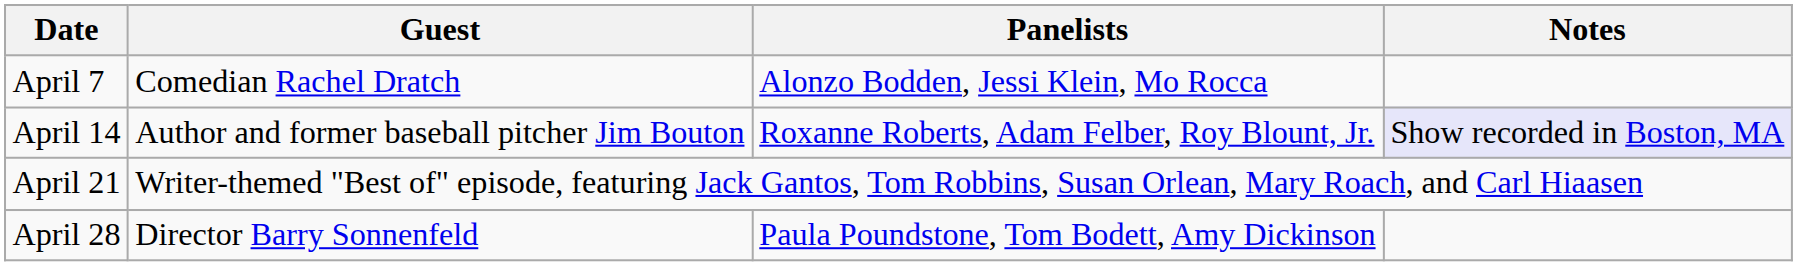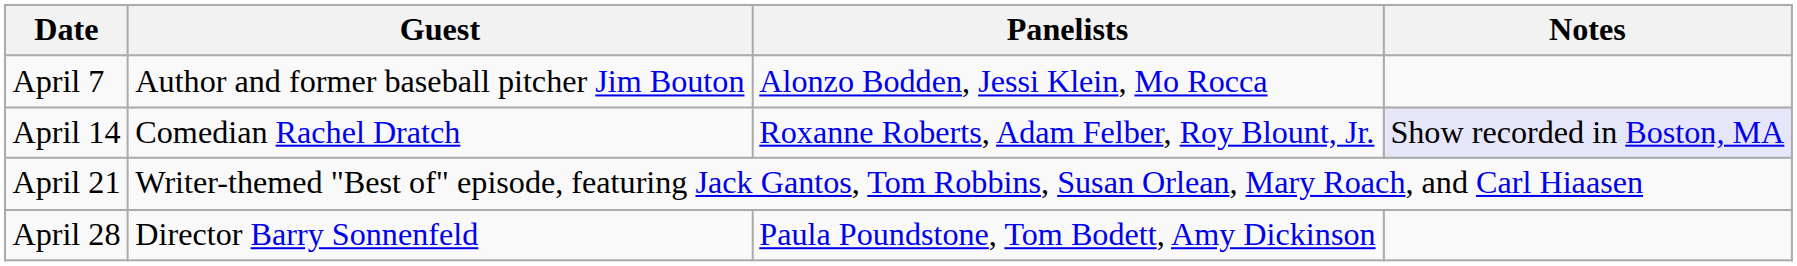(298, 81) Comedian Rachel Dratch -> (440, 81) Author and former baseball pitcher Jim Bouton
(440, 132) Author and former baseball pitcher Jim Bouton -> (298, 132) Comedian Rachel Dratch
